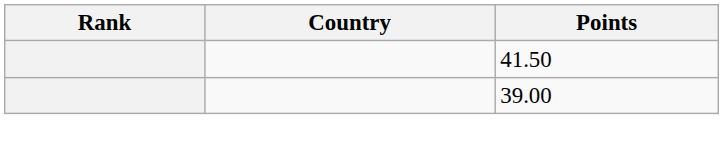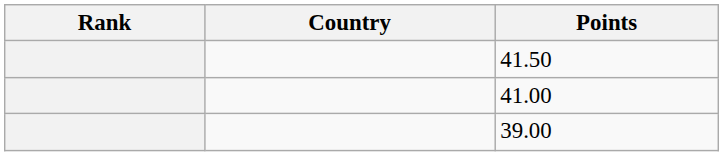+ row: (526, 95)
